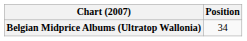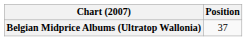(223, 28) 34 -> (223, 28) 37
